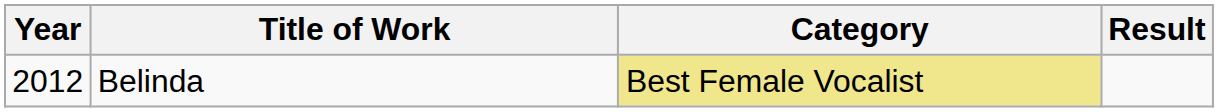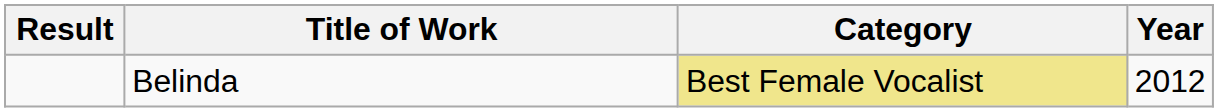columns swapped: (48, 29) <-> (1157, 29)
